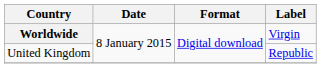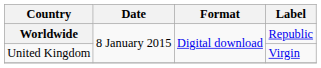(284, 33) Virgin -> (291, 33) Republic
(291, 53) Republic -> (284, 53) Virgin
